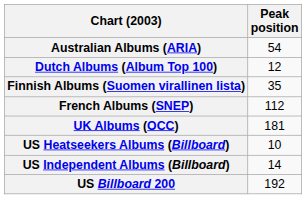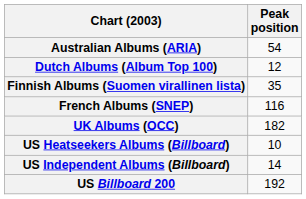(275, 106) 112 -> (275, 106) 116
(275, 125) 181 -> (275, 125) 182
